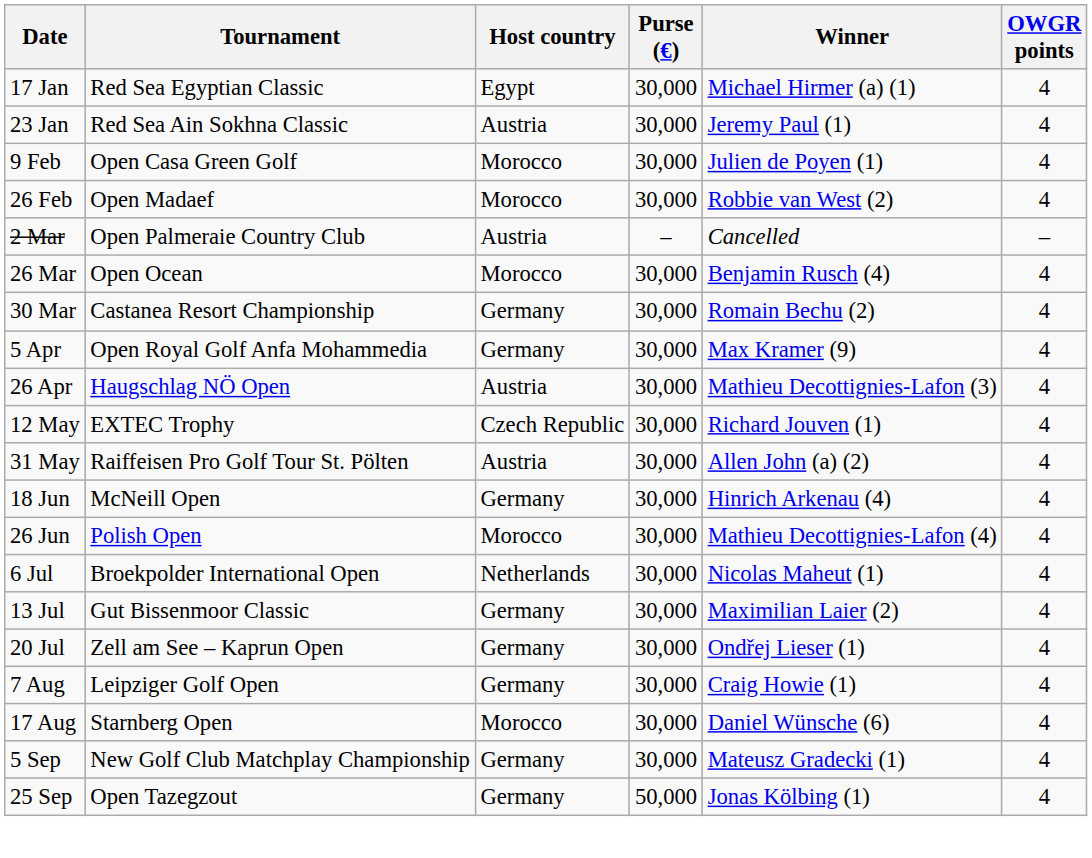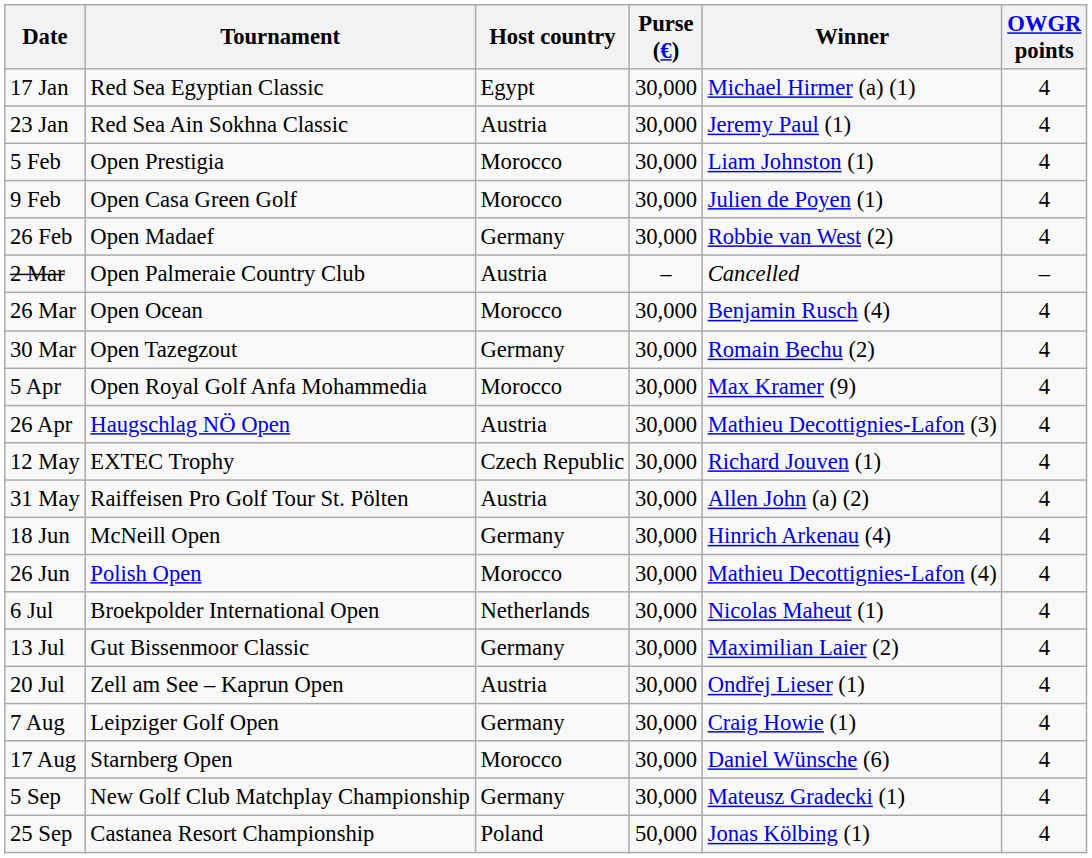+ row: (35, 162)
(521, 199) Morocco -> (523, 236) Germany
(232, 311) Castanea Resort Championship -> (164, 348) Open Tazegzout
(523, 348) Germany -> (521, 386) Morocco
(523, 647) Germany -> (514, 685) Austria
(164, 797) Open Tazegzout -> (232, 834) Castanea Resort Championship
(523, 797) Germany -> (512, 834) Poland
